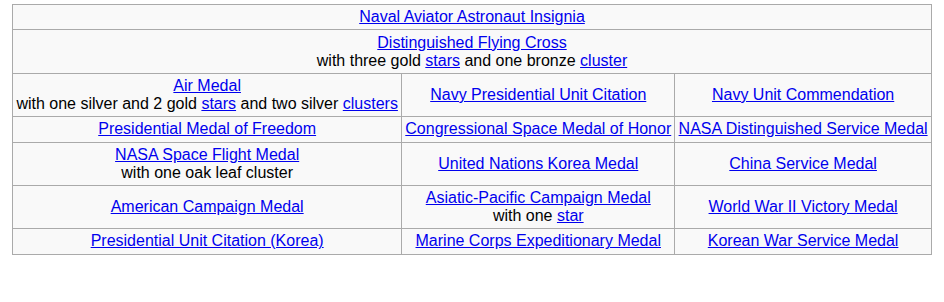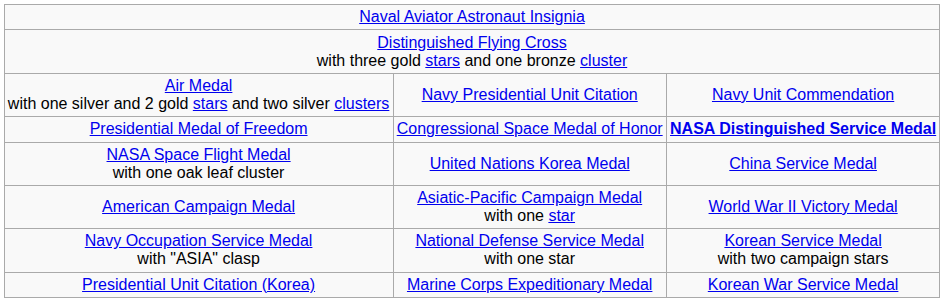(803, 129) normal -> (803, 129) bold
+ row: (199, 250)
